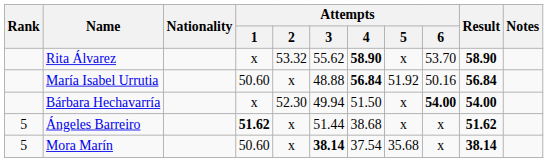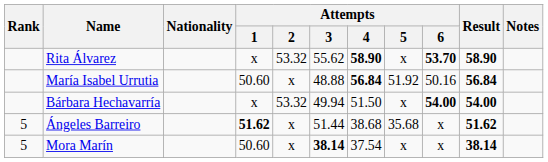(441, 59) normal -> (441, 59) bold
(291, 102) 52.30 -> (291, 102) 53.32
(403, 124) x -> (403, 124) 35.68
(403, 146) 35.68 -> (403, 146) x
